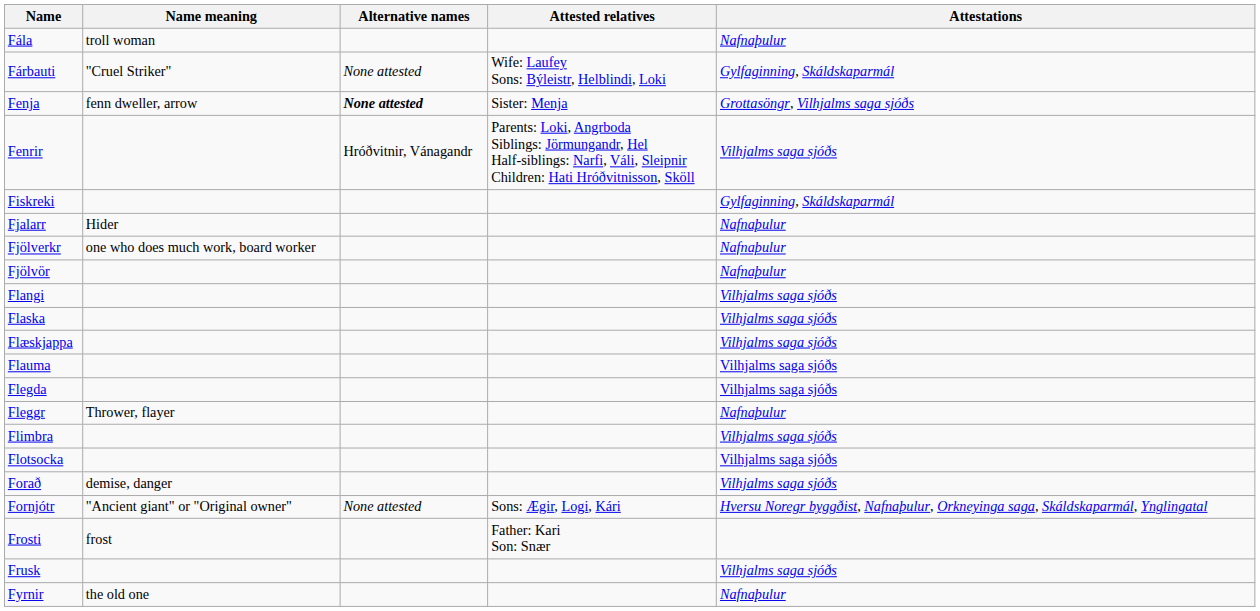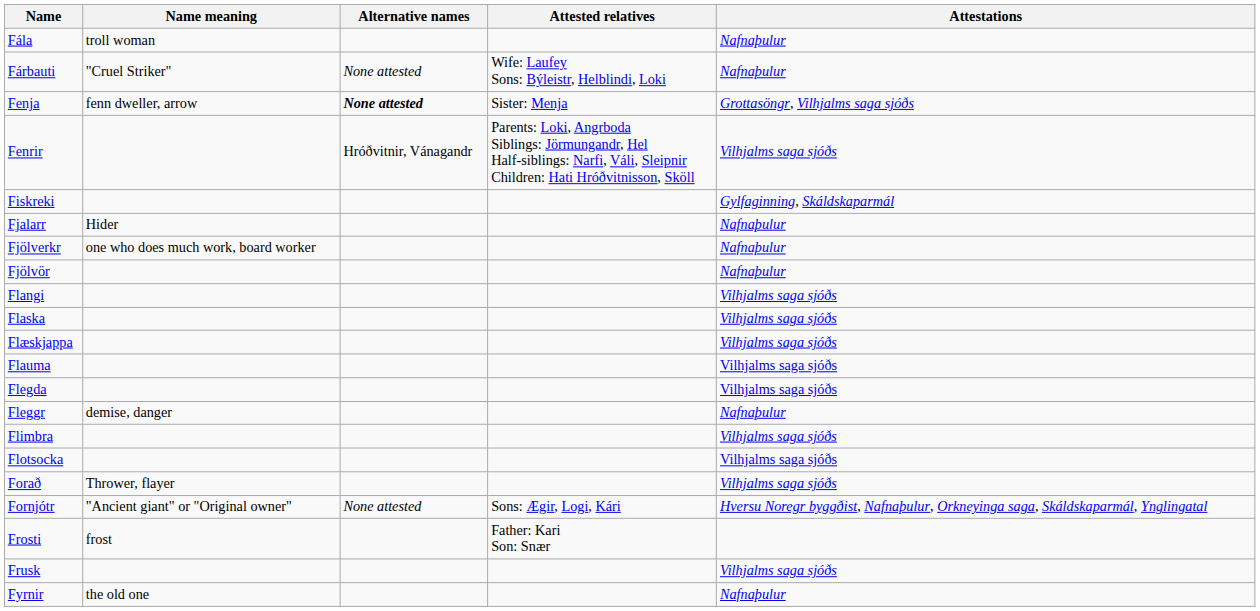(807, 72) Gylfaginning, Skáldskaparmál -> (753, 72) Nafnaþulur
(130, 413) Thrower, flayer -> (129, 413) demise, danger
(129, 483) demise, danger -> (130, 483) Thrower, flayer
